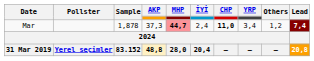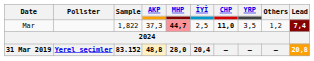(128, 25) 1,878 -> (128, 25) 1,822
(202, 25) 2,4 -> (202, 25) 2,5
(250, 25) 3,4 -> (250, 25) 3,5
